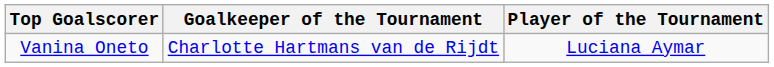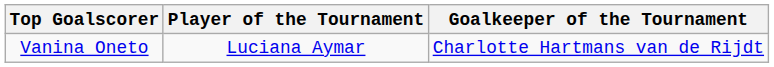columns swapped: (636, 19) <-> (333, 19)
